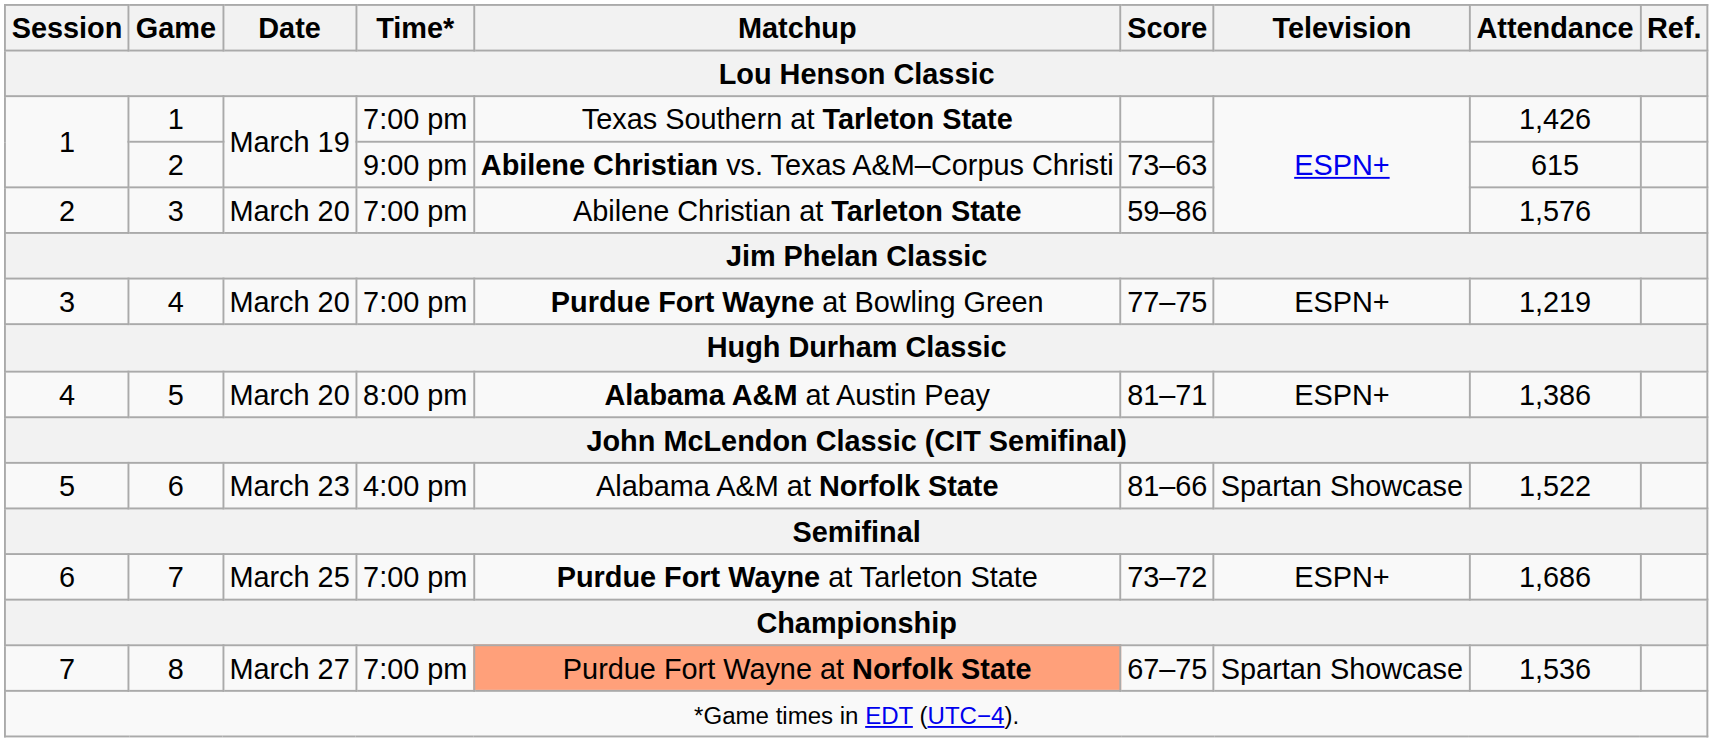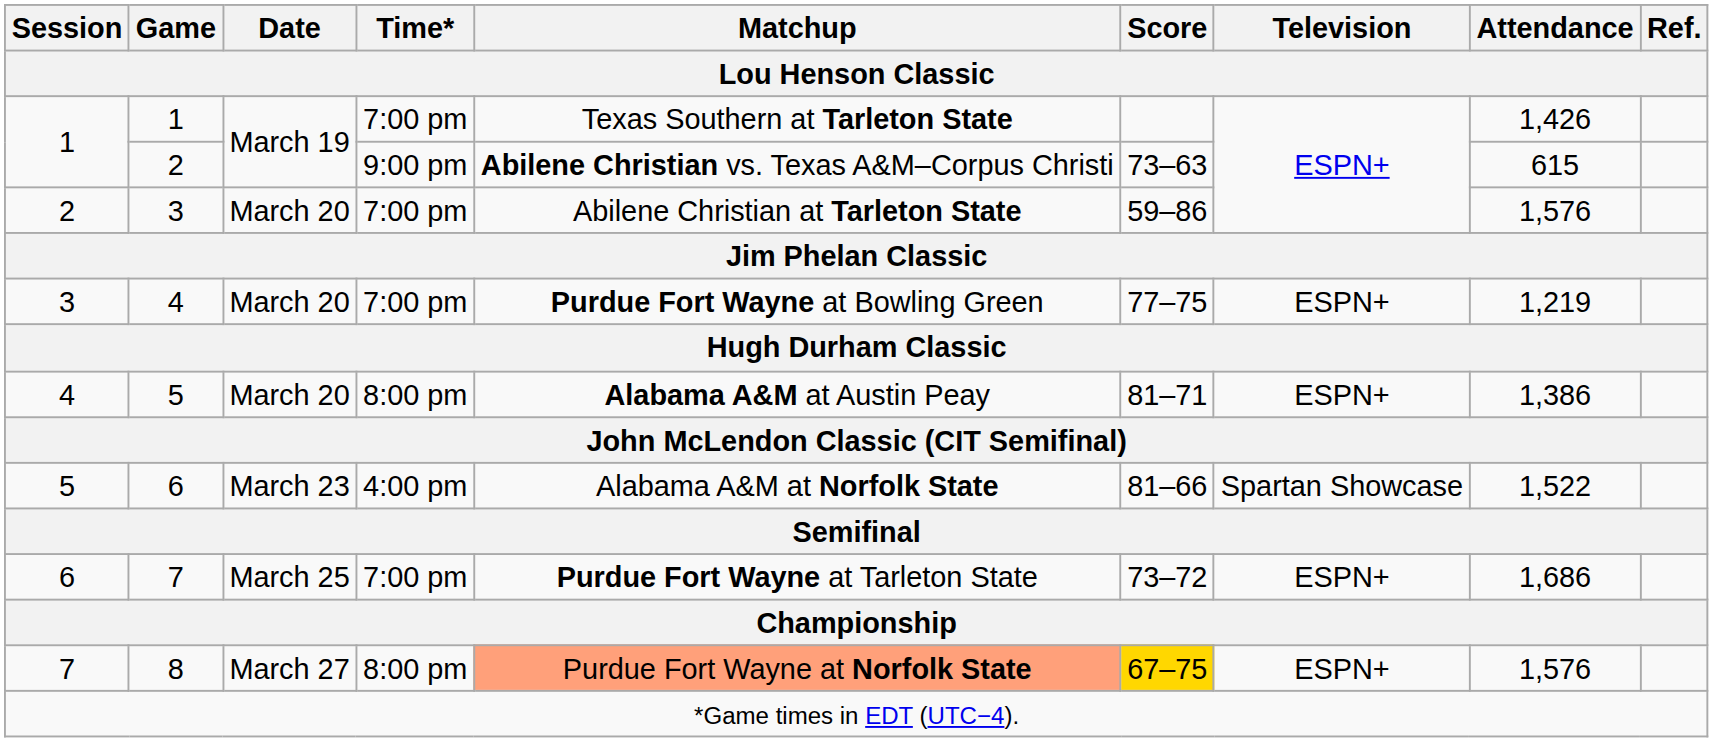(415, 668) 7:00 pm -> (415, 668) 8:00 pm
(1167, 668) no background -> (1167, 668) gold background
(1342, 668) Spartan Showcase -> (1342, 668) ESPN+
(1555, 668) 1,536 -> (1555, 668) 1,576
